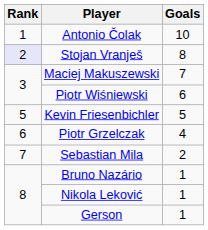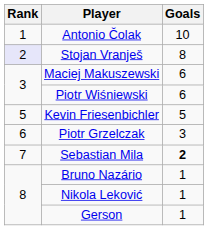(183, 74) 7 -> (183, 74) 6
(183, 134) 4 -> (183, 134) 3
(183, 154) normal -> (183, 154) bold
